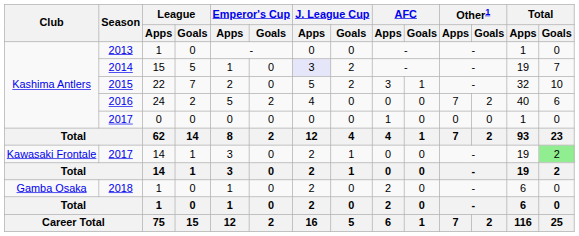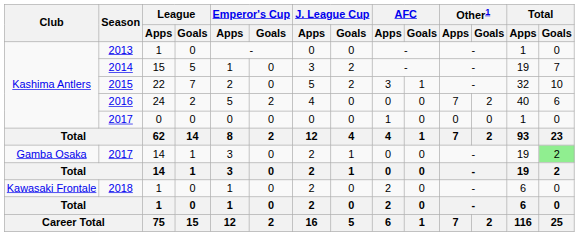(312, 67) lavender background -> (312, 67) no background
(52, 154) Kawasaki Frontale -> (52, 154) Gamba Osaka
(52, 188) Gamba Osaka -> (52, 188) Kawasaki Frontale
